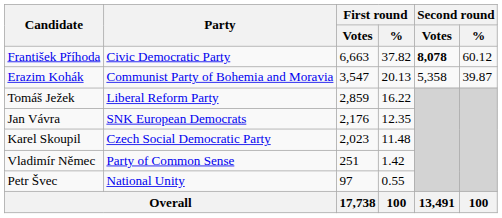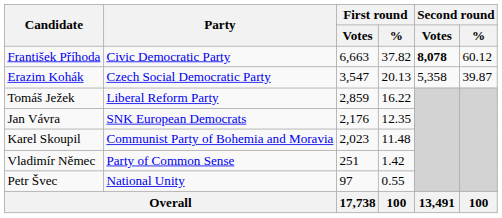(220, 77) Communist Party of Bohemia and Moravia -> (189, 77) Czech Social Democratic Party
(189, 139) Czech Social Democratic Party -> (220, 139) Communist Party of Bohemia and Moravia
